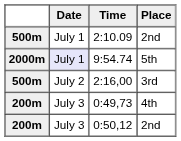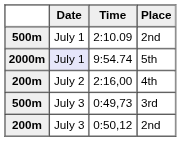(27, 81) 500m -> (27, 81) 200m
(149, 81) 3rd -> (149, 81) 4th
(27, 103) 200m -> (27, 103) 500m
(149, 103) 4th -> (149, 103) 3rd
